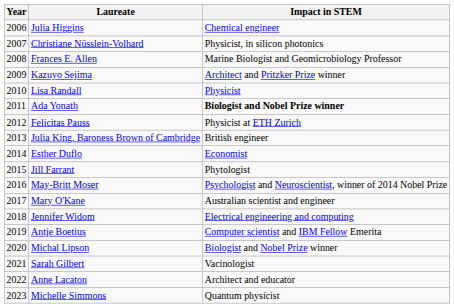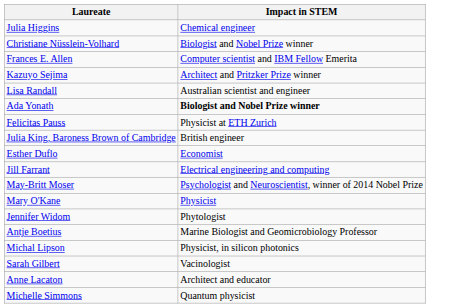- column: (17, 12)
(264, 43) Physicist, in silicon photonics -> (247, 43) Biologist and Nobel Prize winner
(303, 59) Marine Biologist and Geomicrobiology Professor -> (269, 59) Computer scientist and IBM Fellow Emerita
(223, 91) Physicist -> (245, 91) Australian scientist and engineer
(227, 169) Phytologist -> (255, 169) Electrical engineering and computing
(270, 201) Australian scientist and engineer -> (198, 201) Physicist
(279, 216) Electrical engineering and computing -> (203, 216) Phytologist
(293, 232) Computer scientist and IBM Fellow Emerita -> (279, 232) Marine Biologist and Geomicrobiology Professor
(271, 248) Biologist and Nobel Prize winner -> (240, 248) Physicist, in silicon photonics
